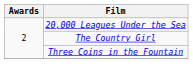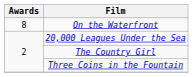+ row: (116, 25)
